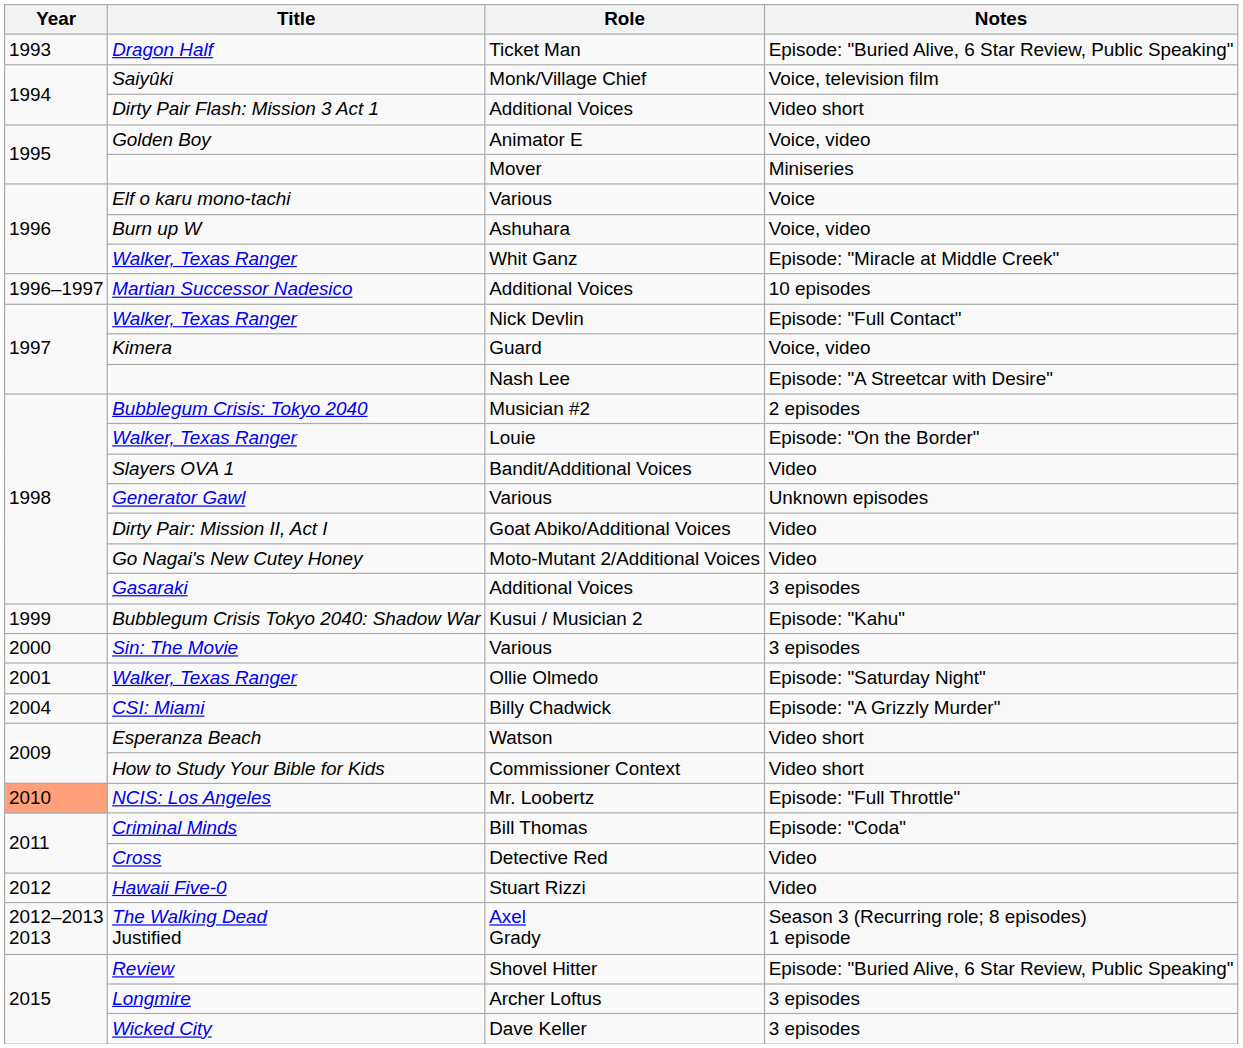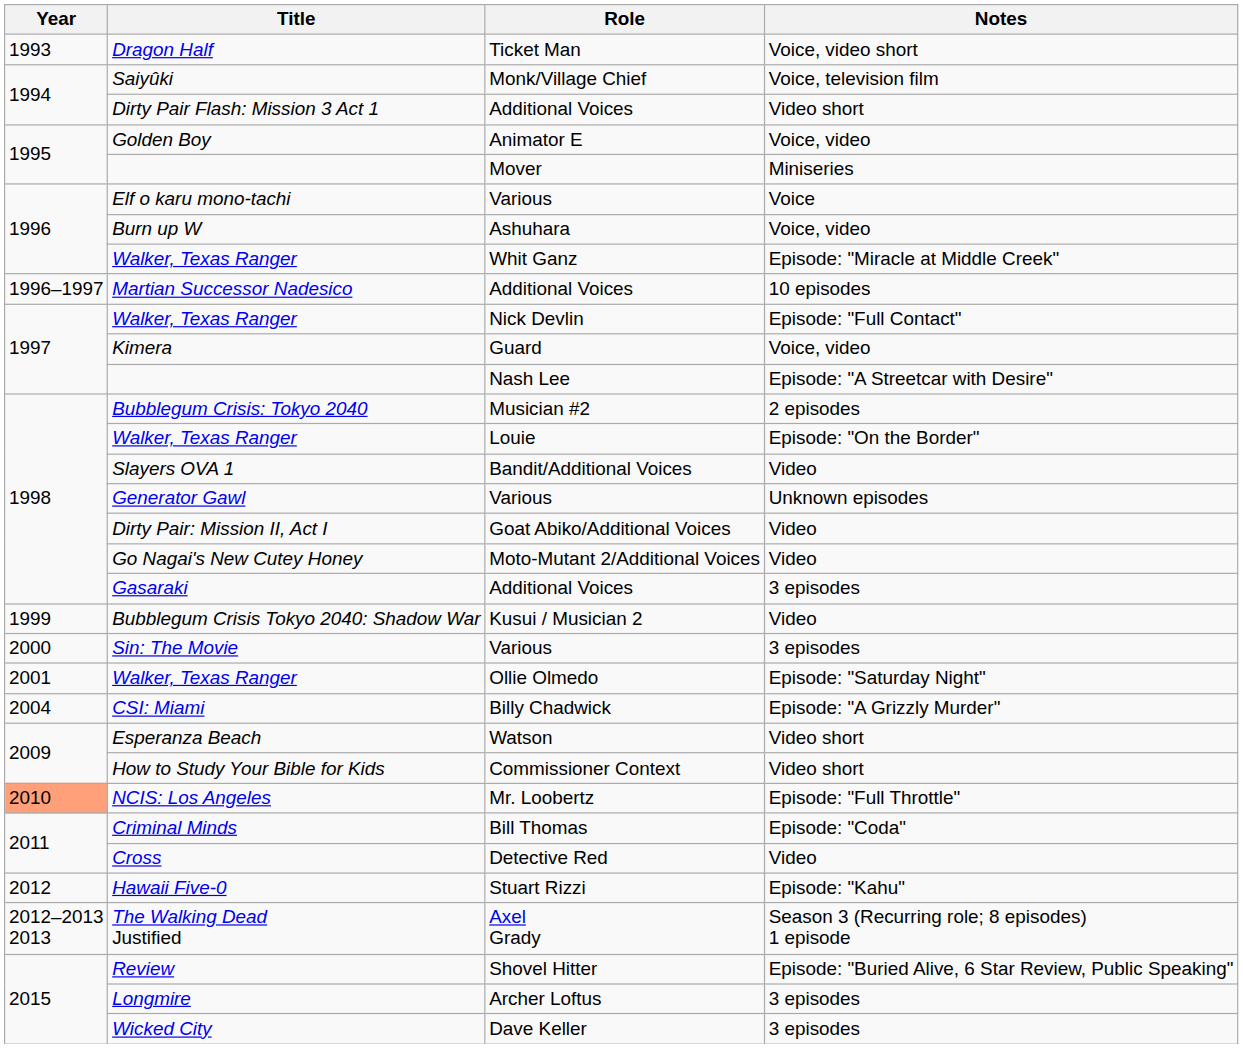(1001, 49) Episode: "Buried Alive, 6 Star Review, Public Speaking" -> (843, 49) Voice, video short
(837, 618) Episode: "Kahu" -> (793, 618) Video
(793, 887) Video -> (837, 887) Episode: "Kahu"
